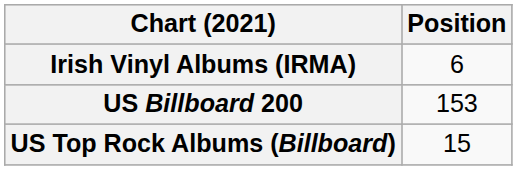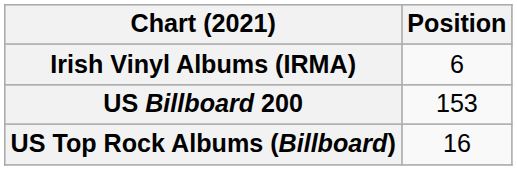(457, 143) 15 -> (457, 143) 16
